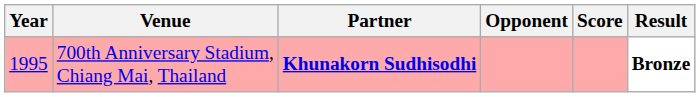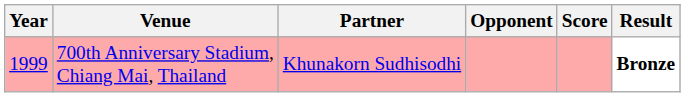(28, 64) 1995 -> (28, 64) 1999
(380, 64) bold -> (372, 64) normal
